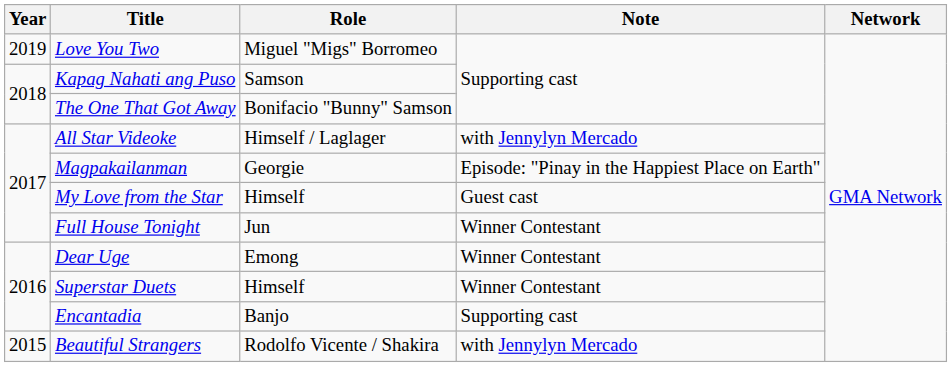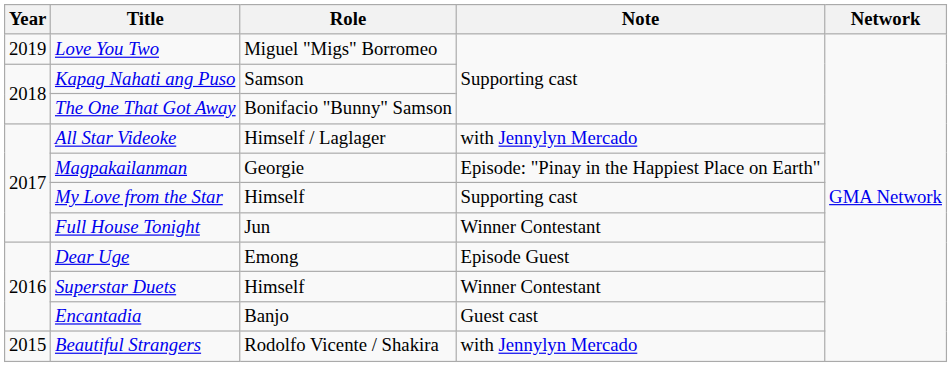(499, 197) Guest cast -> (519, 197) Supporting cast
(531, 256) Winner Contestant -> (515, 256) Episode Guest
(519, 316) Supporting cast -> (499, 316) Guest cast
